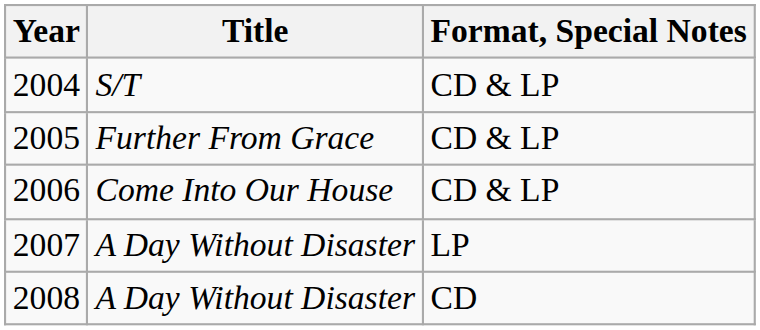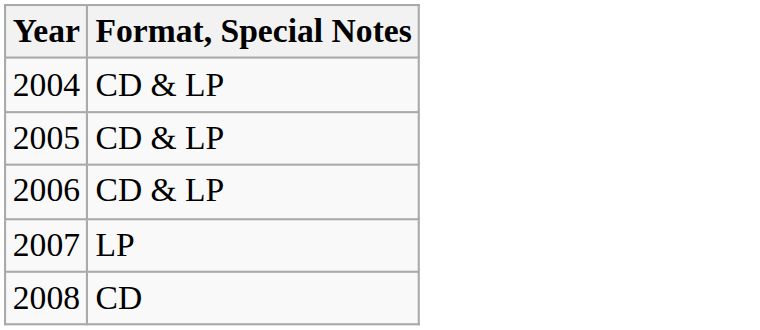- column: (255, 31)
